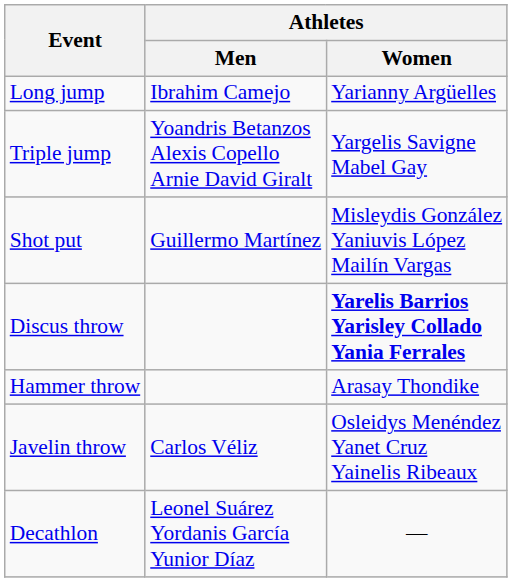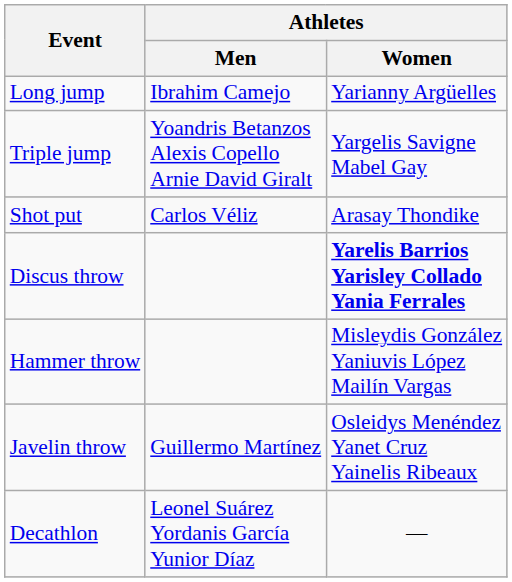(236, 240) Guillermo Martínez -> (204, 214) Carlos Véliz
(417, 240) Misleydis González Yaniuvis López Mailín Vargas -> (405, 214) Arasay Thondike
(405, 386) Arasay Thondike -> (417, 361) Misleydis González Yaniuvis López Mailín Vargas
(204, 447) Carlos Véliz -> (236, 447) Guillermo Martínez
